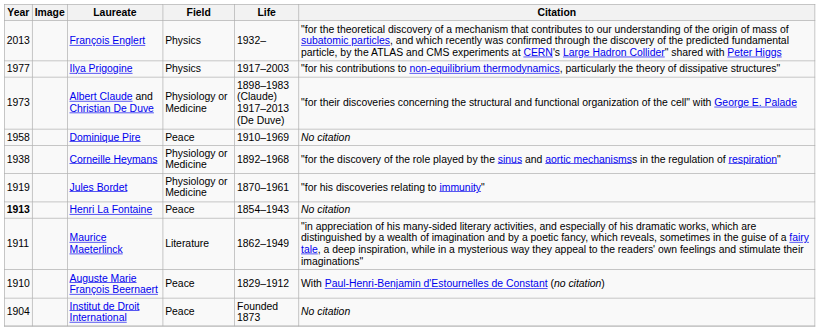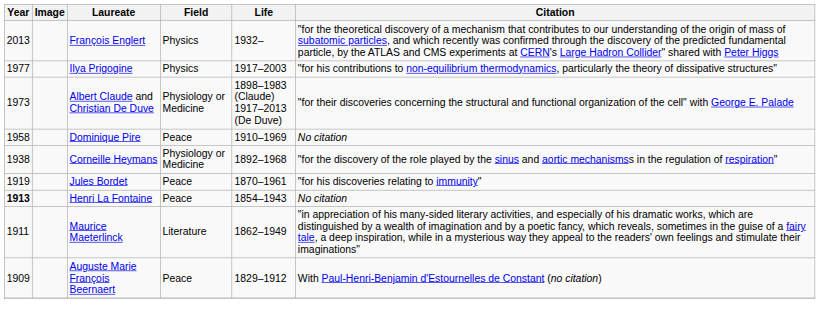(196, 187) Physiology or Medicine -> (177, 181) Peace
(18, 284) 1910 -> (18, 278) 1909
- row: (104, 312)
